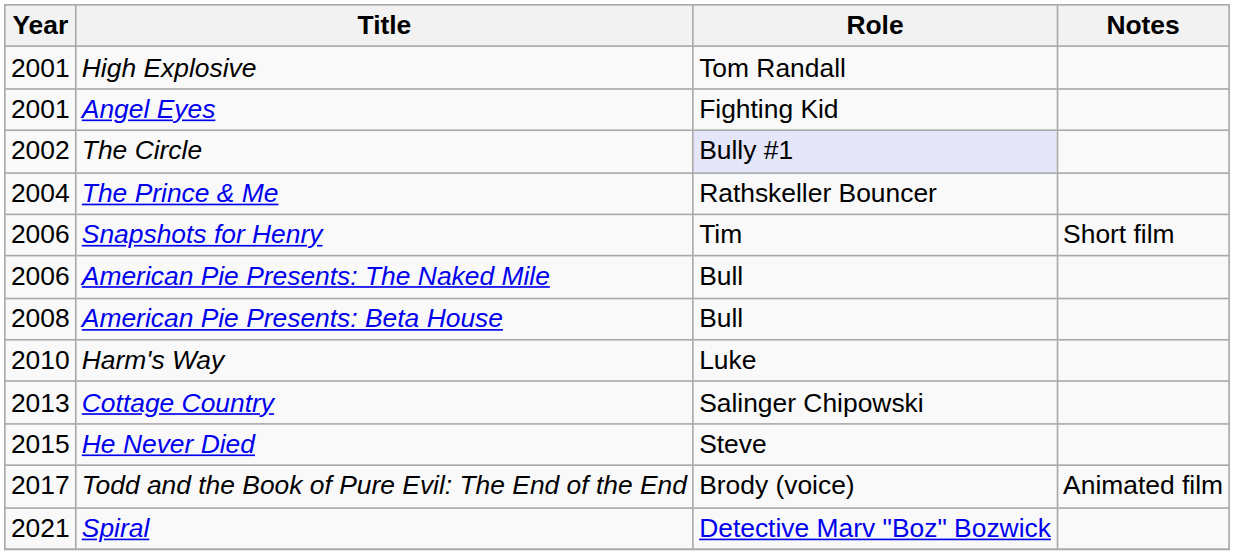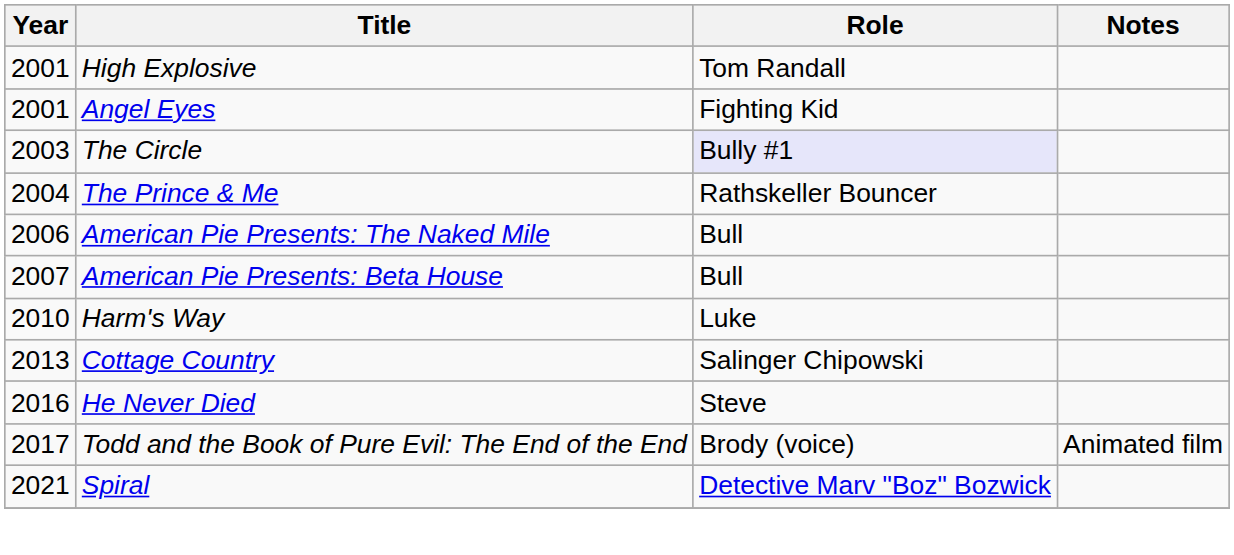(40, 151) 2002 -> (40, 151) 2003
- row: (202, 234)
(40, 318) 2008 -> (40, 276) 2007
(40, 444) 2015 -> (40, 402) 2016
